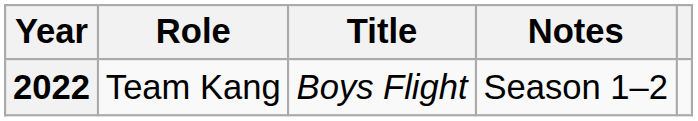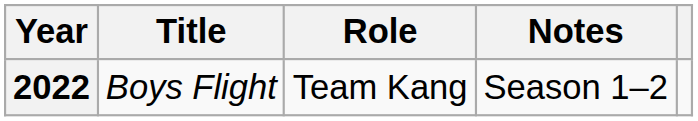columns swapped: (382, 31) <-> (193, 31)
